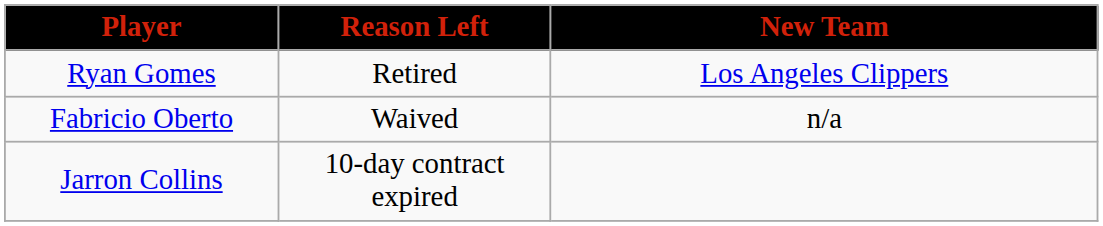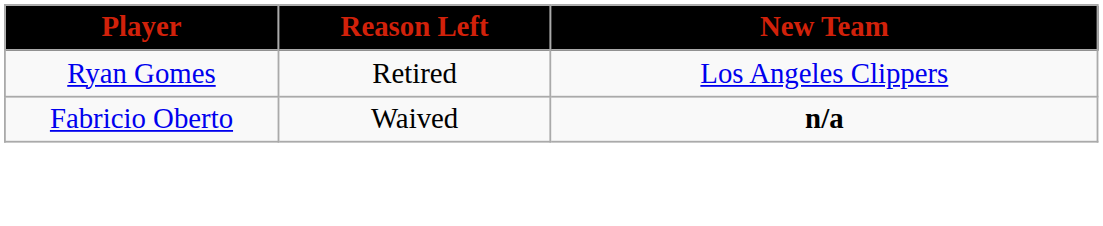(824, 118) normal -> (824, 118) bold
- row: (141, 180)
